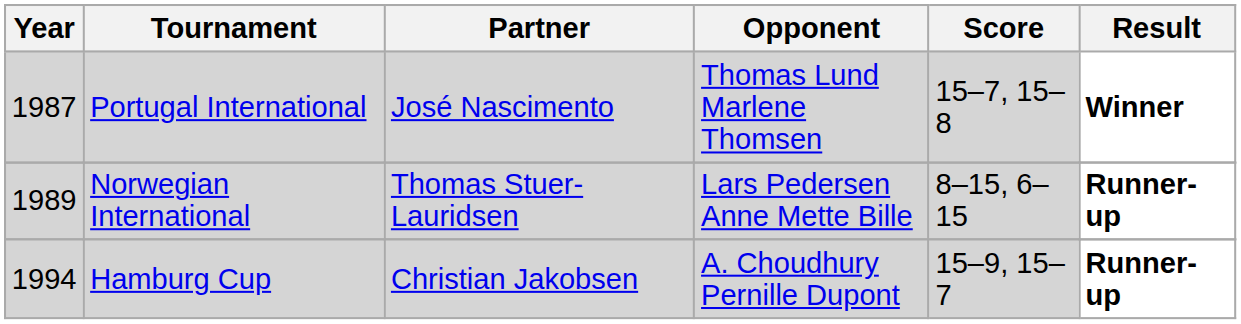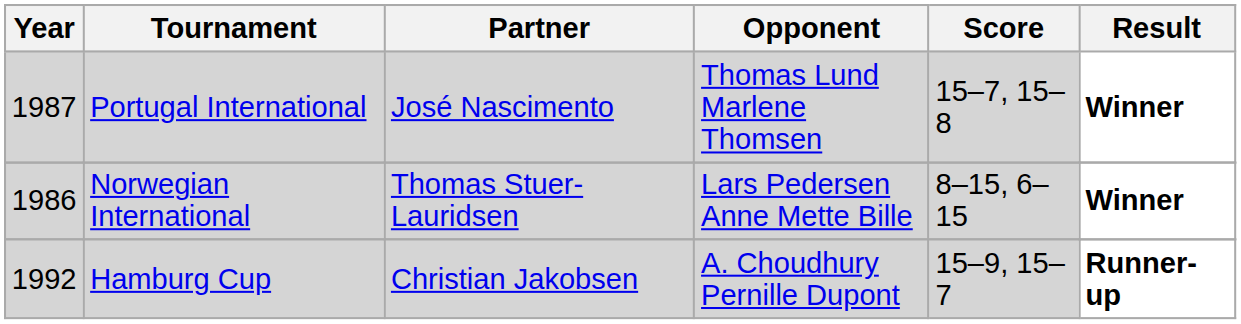(44, 201) 1989 -> (44, 201) 1986
(1141, 201) Runner-up -> (1135, 201) Winner
(44, 279) 1994 -> (44, 279) 1992
